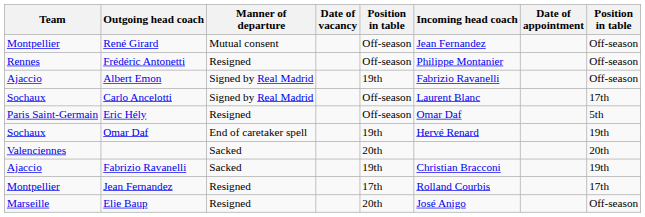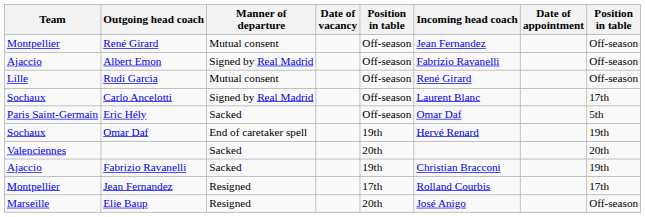- row: (144, 61)
(372, 79) 19th -> (387, 61) Off-season
+ row: (130, 79)
(230, 114) Resigned -> (225, 114) Sacked
